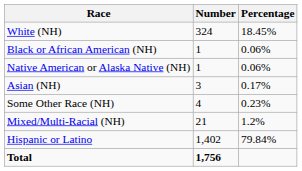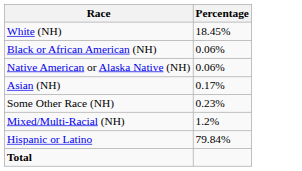- column: (216, 13)
